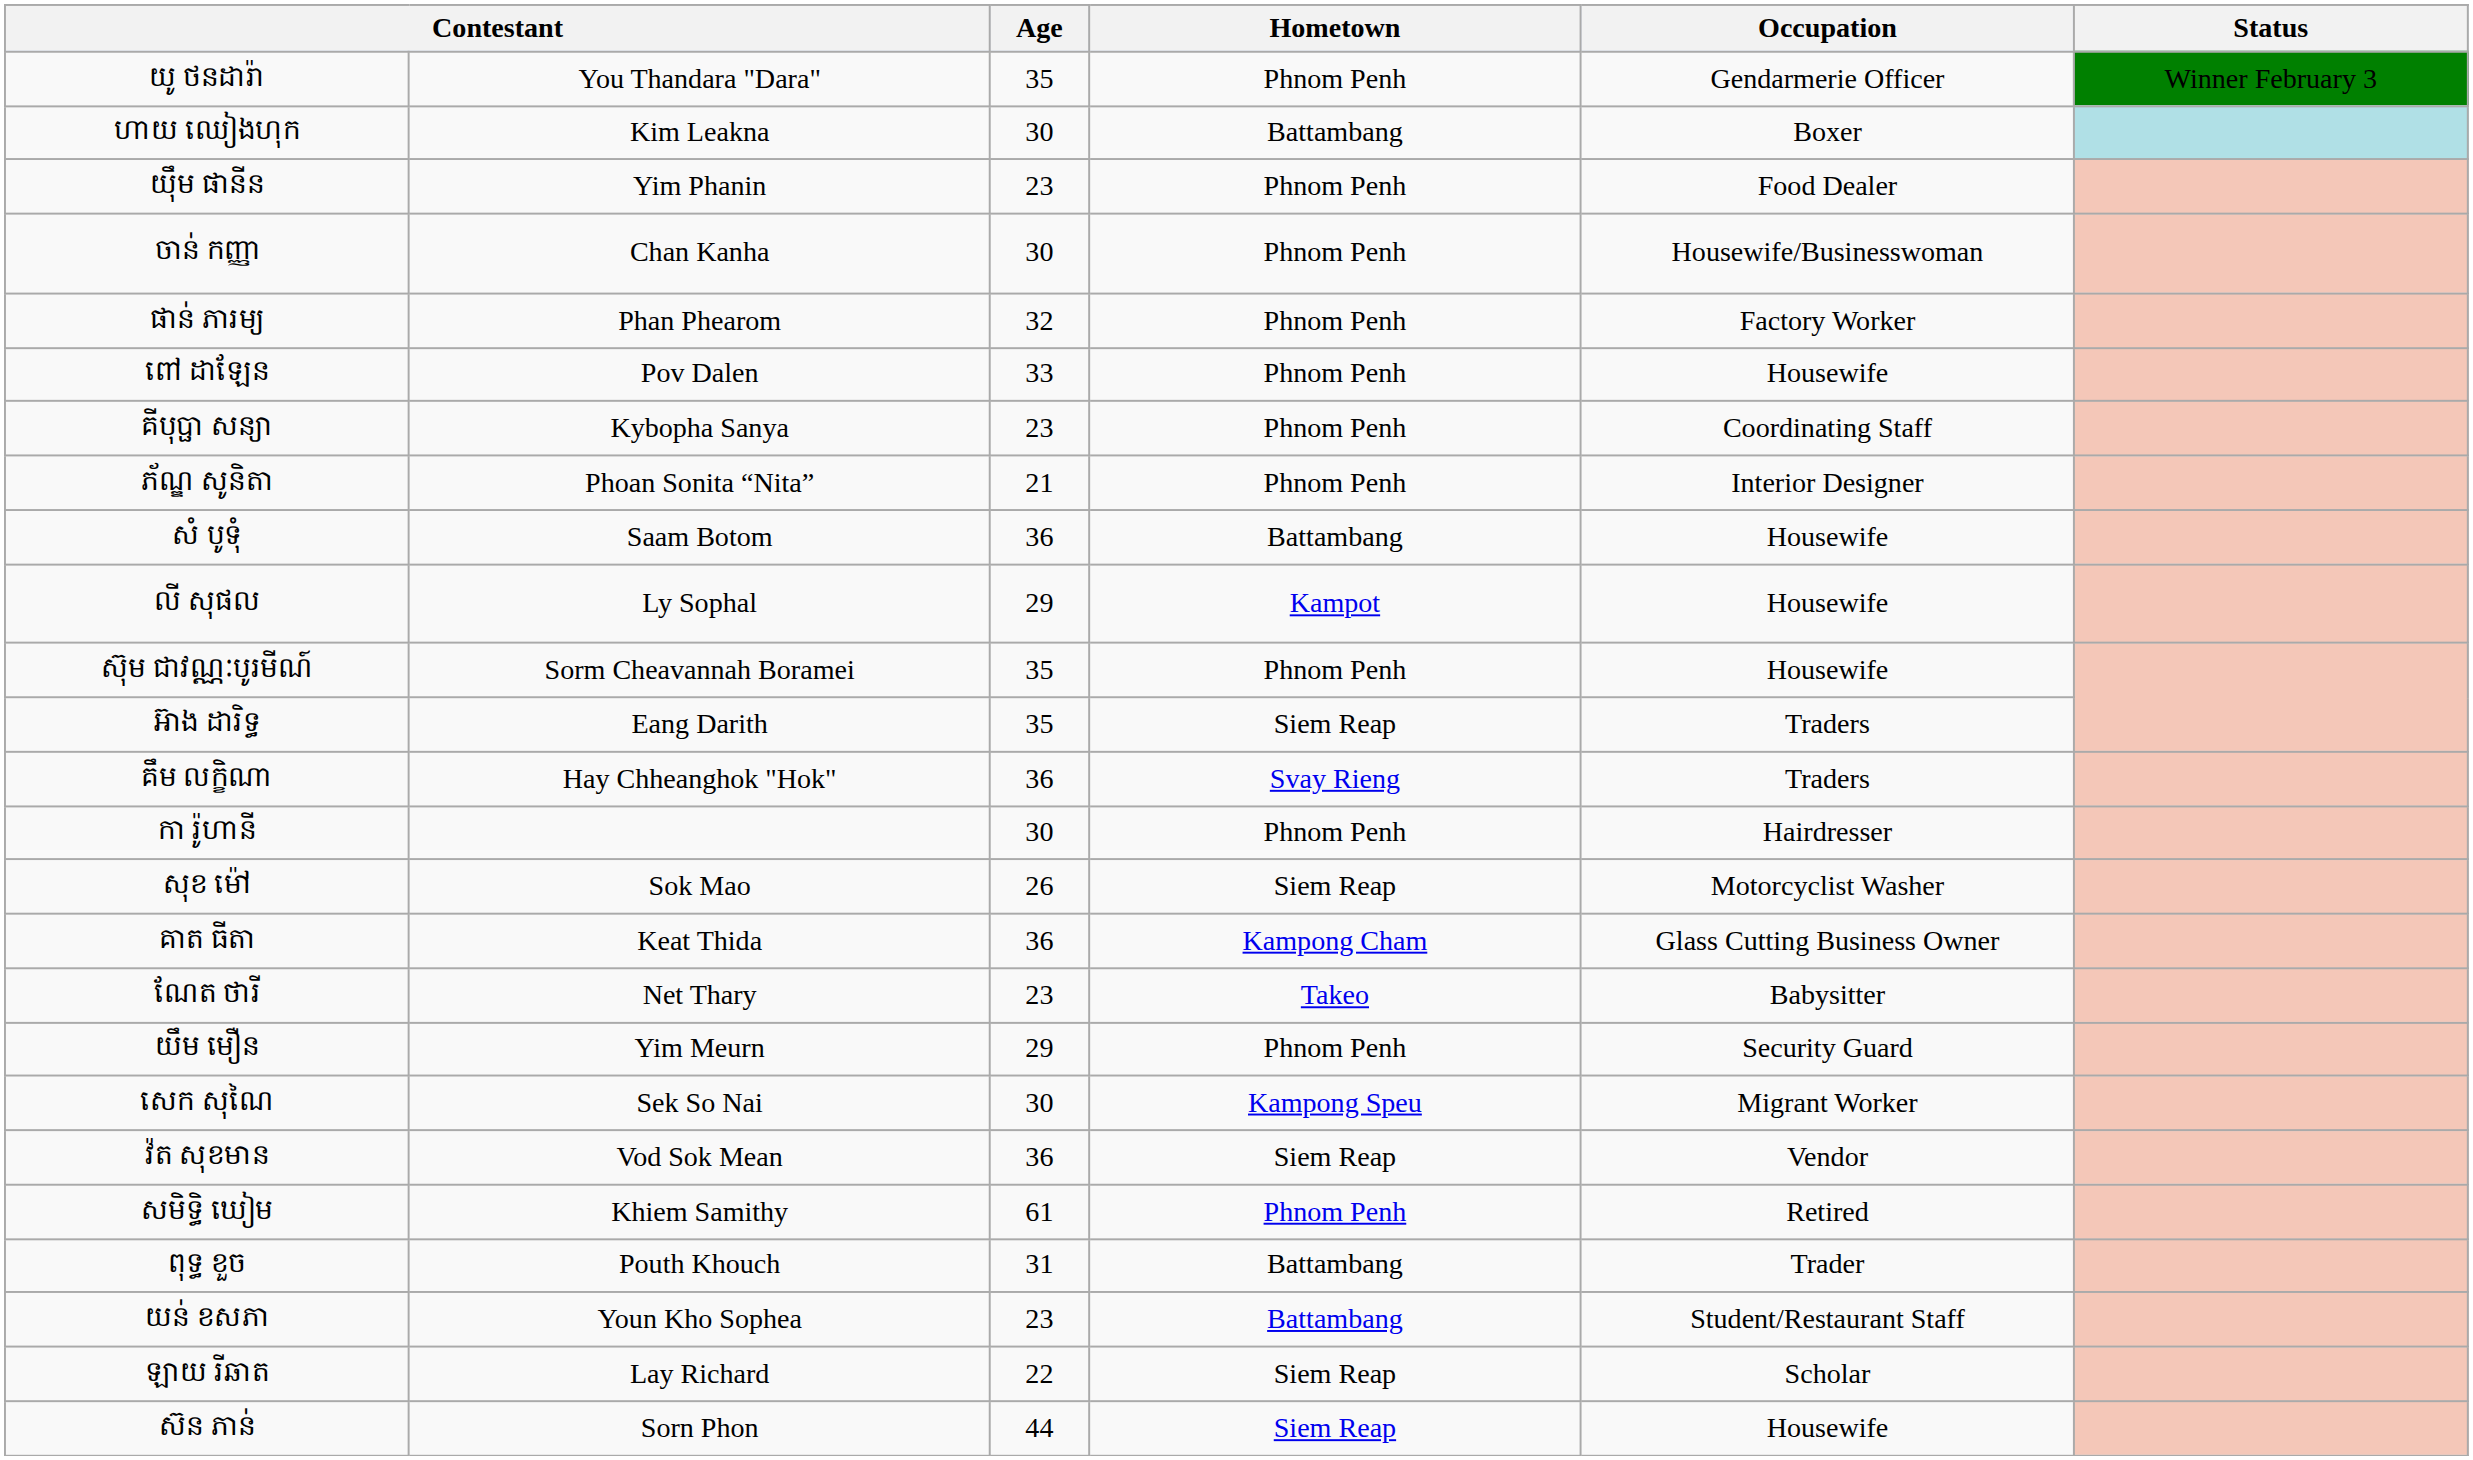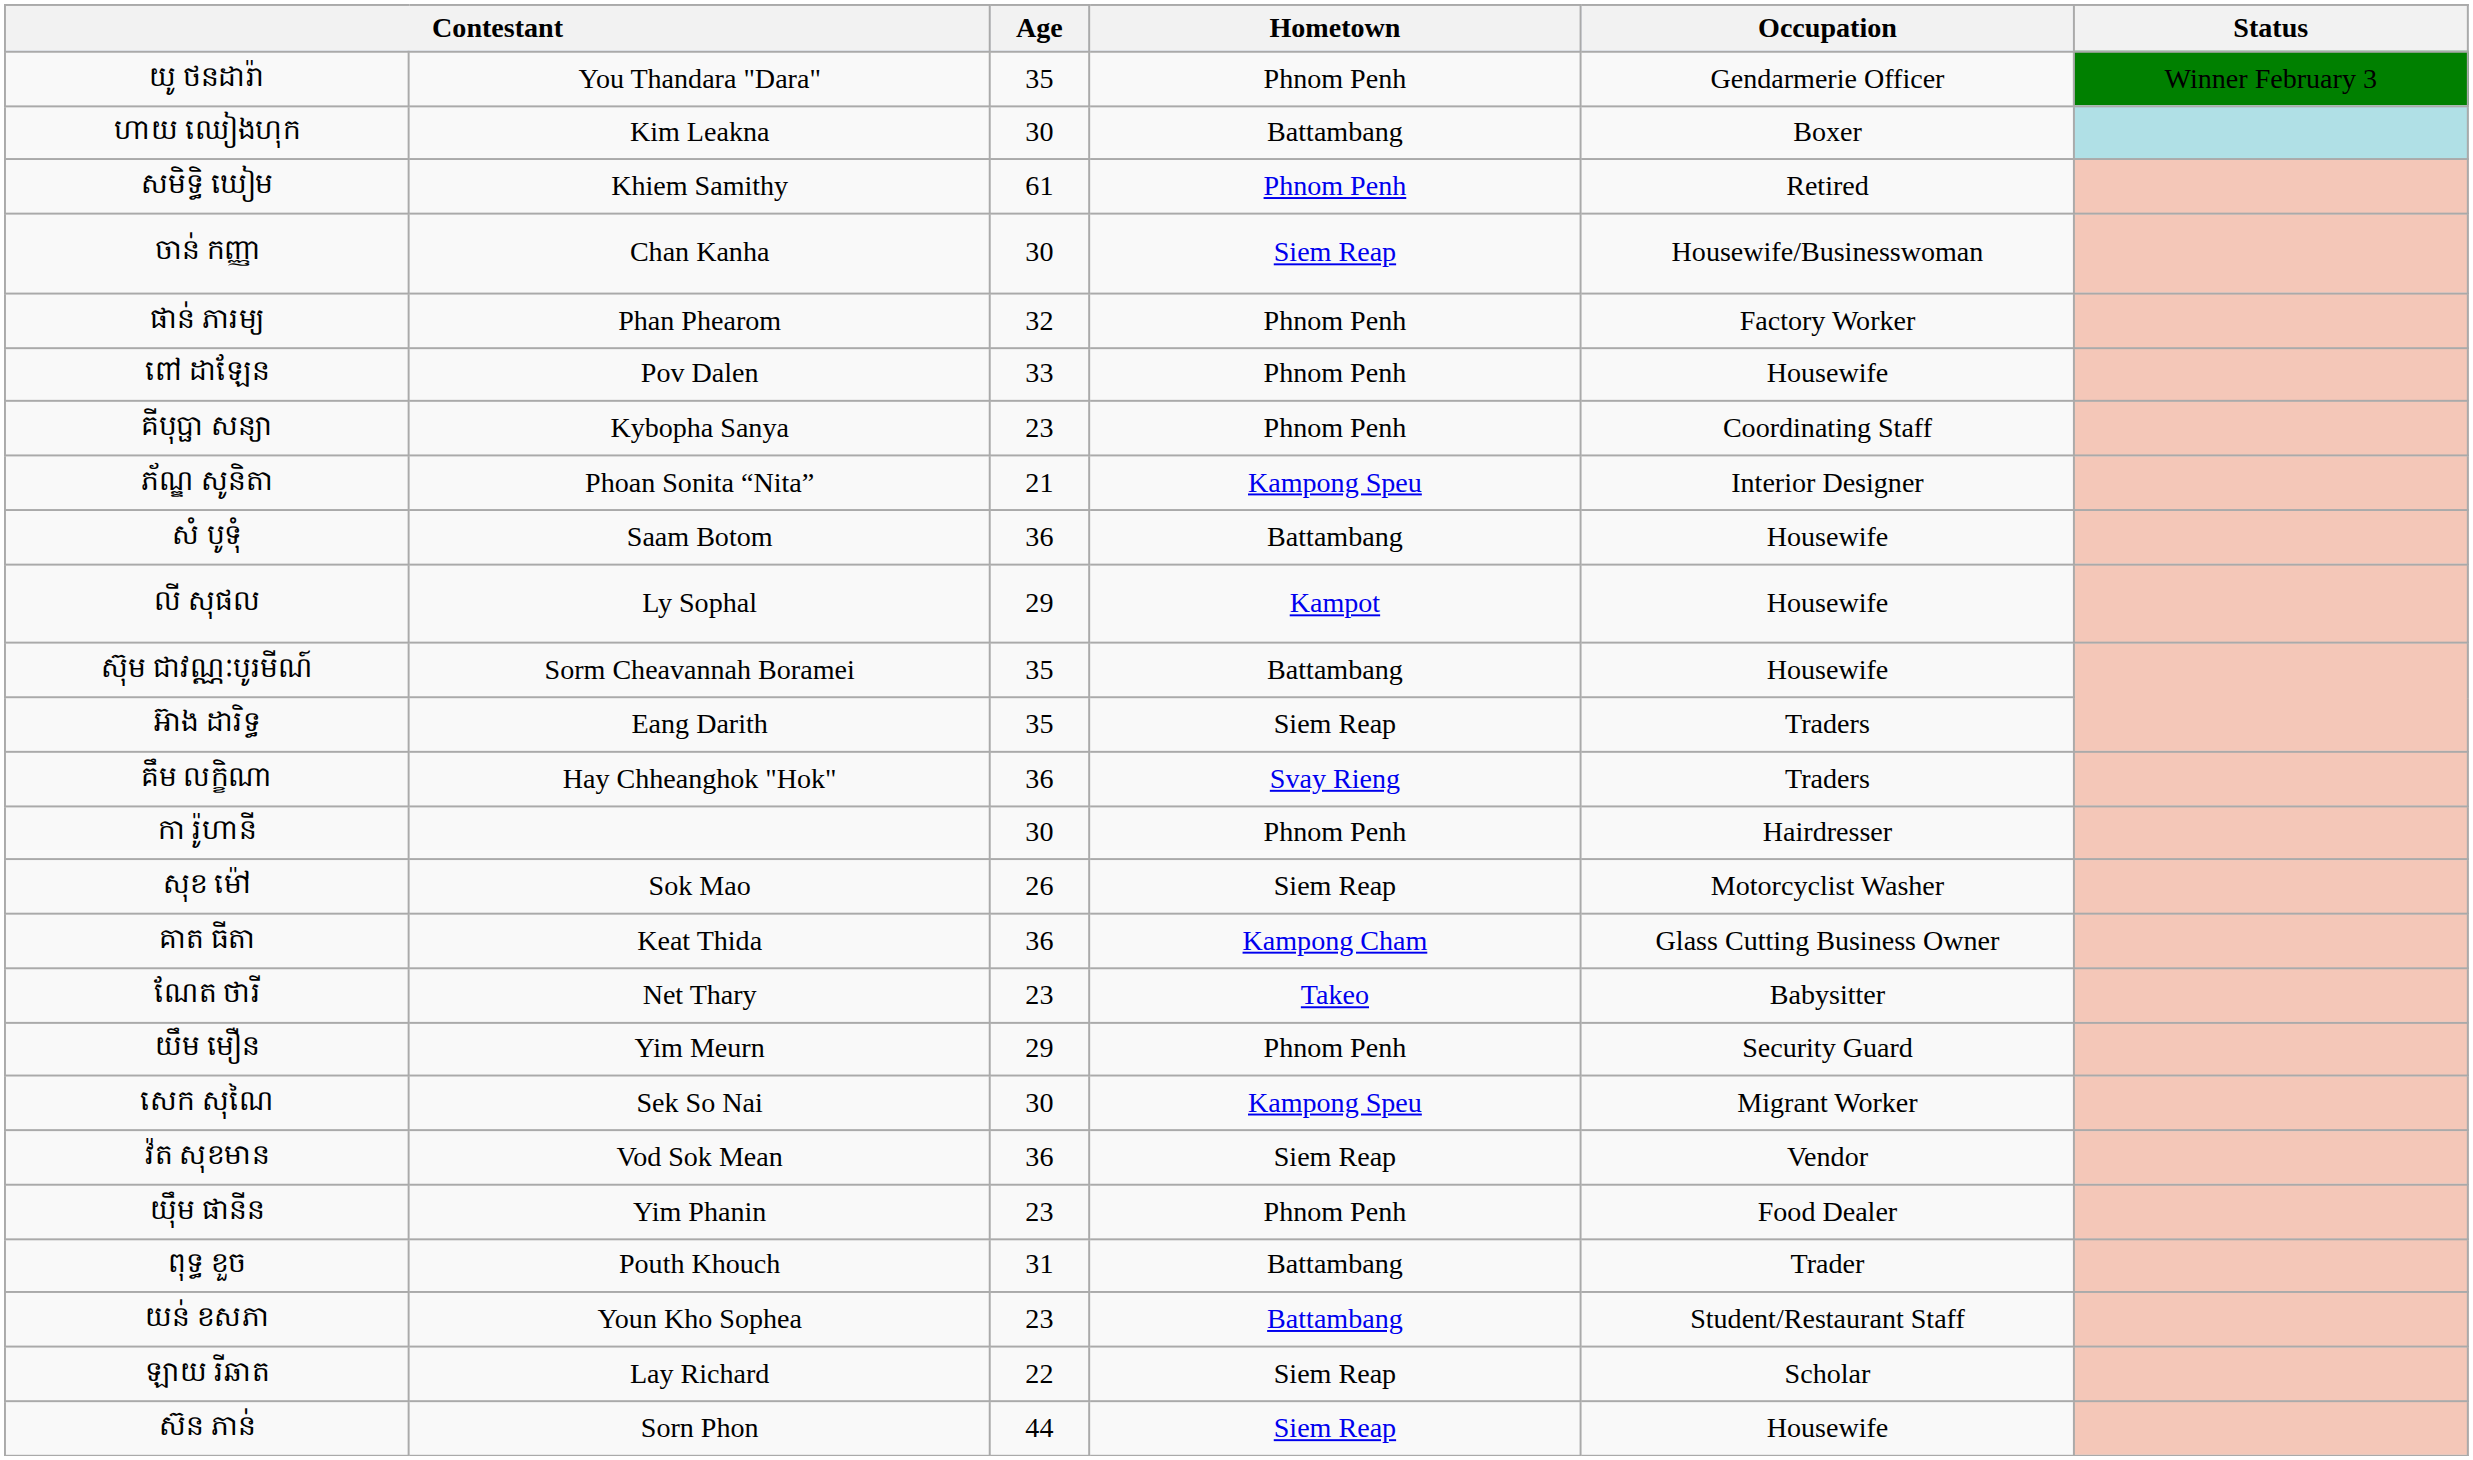rows swapped: (207, 184) <-> (207, 1209)
(1335, 253) Phnom Penh -> (1335, 253) Siem Reap
(1335, 482) Phnom Penh -> (1335, 482) Kampong Speu
(1335, 670) Phnom Penh -> (1335, 670) Battambang
